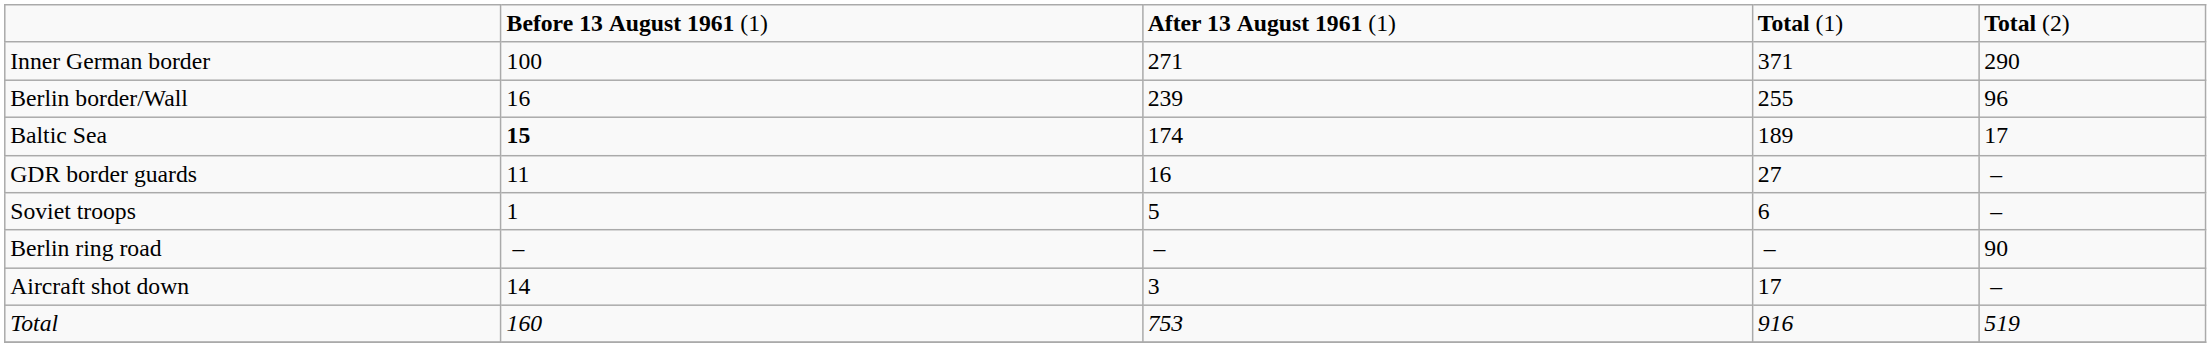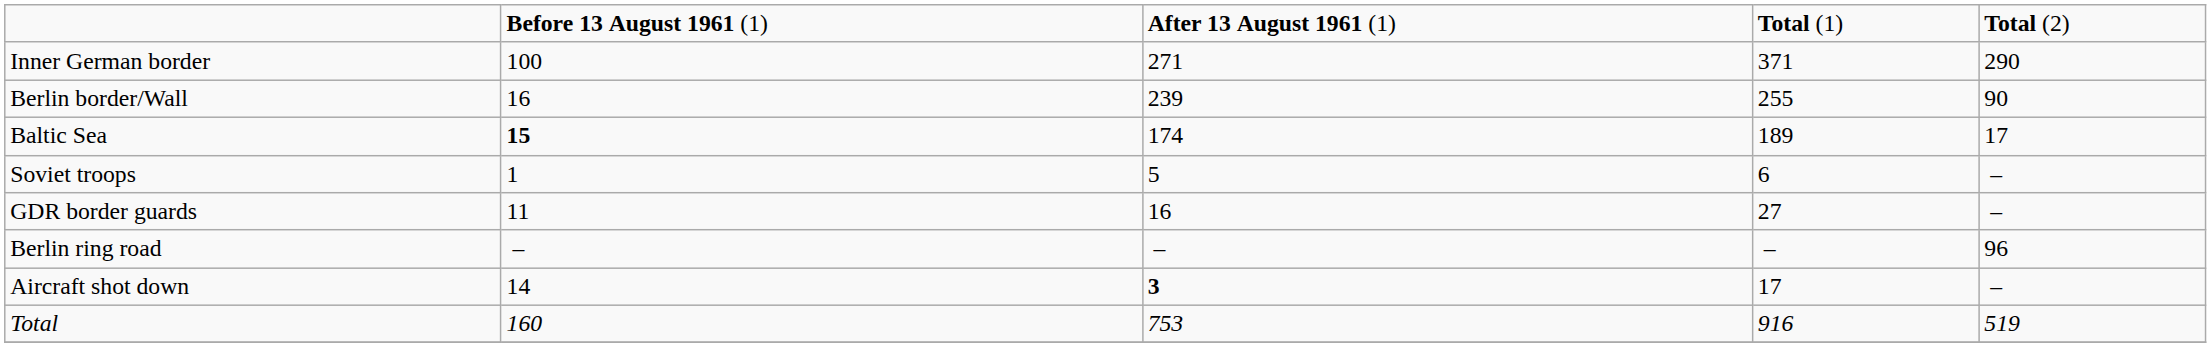(1996, 98) 96 -> (1996, 98) 90
rows swapped: (104, 173) <-> (73, 211)
(1996, 248) 90 -> (1996, 248) 96
(1154, 286) normal -> (1154, 286) bold
